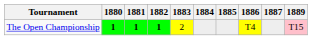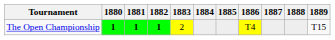+ column: (296, 12)
(296, 27) pink background -> (319, 27) no background
